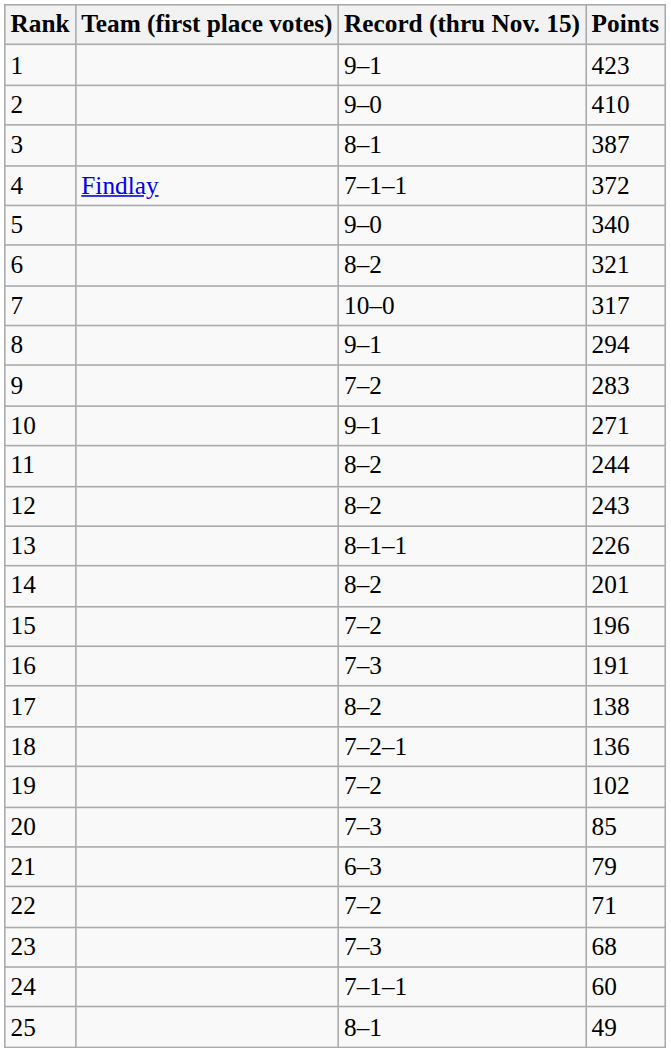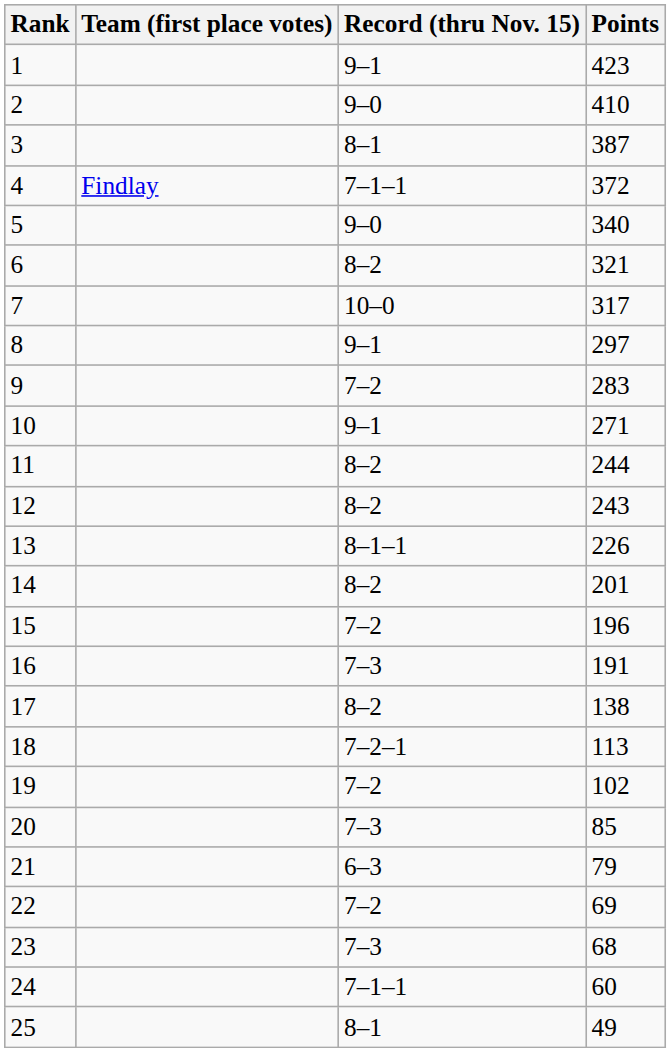(611, 345) 294 -> (611, 345) 297
(611, 746) 136 -> (610, 746) 113
(604, 906) 71 -> (604, 906) 69
